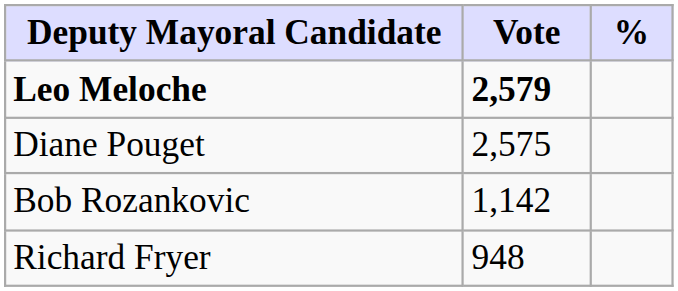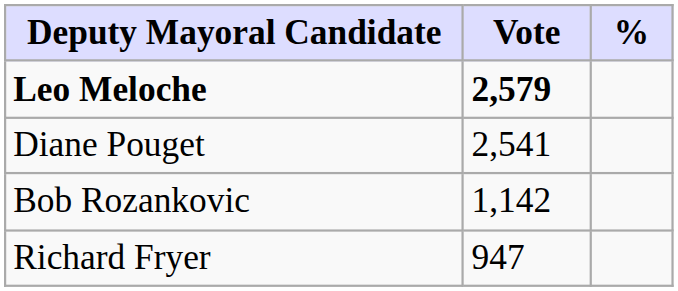(511, 144) 2,575 -> (511, 144) 2,541
(498, 256) 948 -> (498, 256) 947
